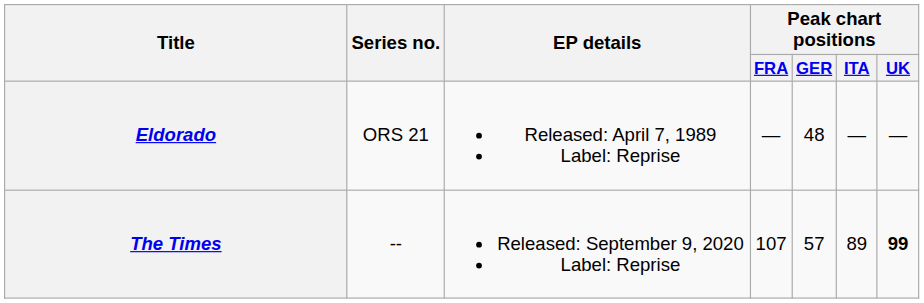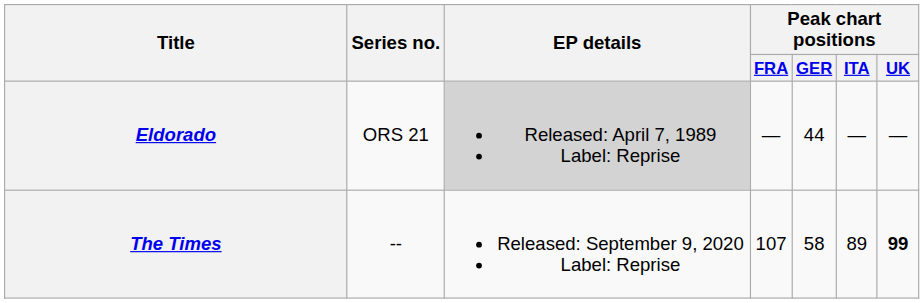(597, 146) no background -> (597, 146) lightgrey background
(814, 135) 48 -> (814, 135) 44
(814, 243) 57 -> (814, 243) 58
